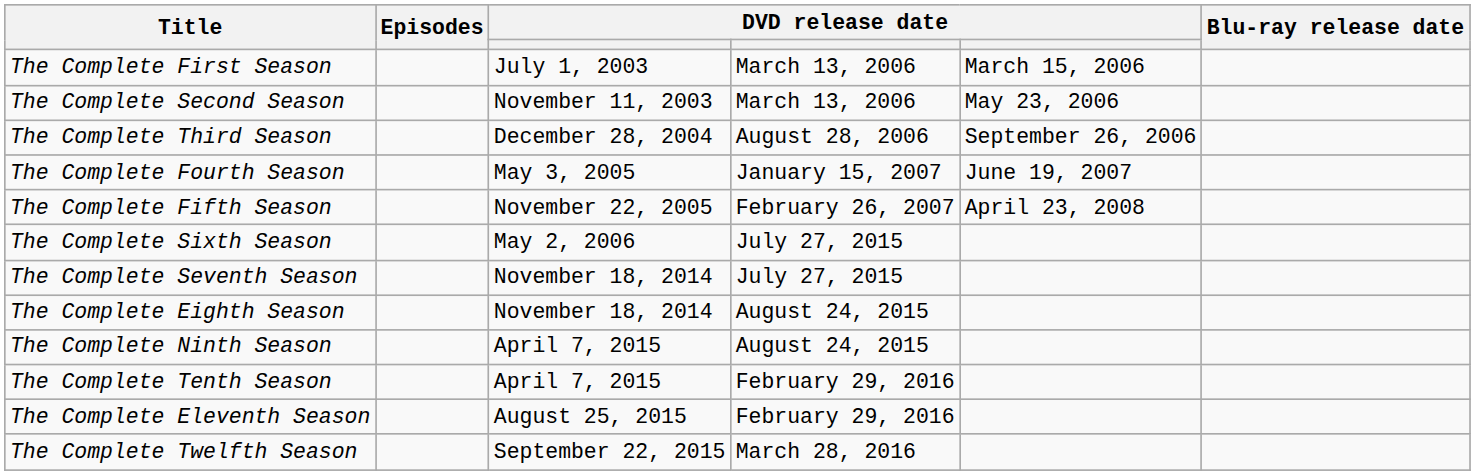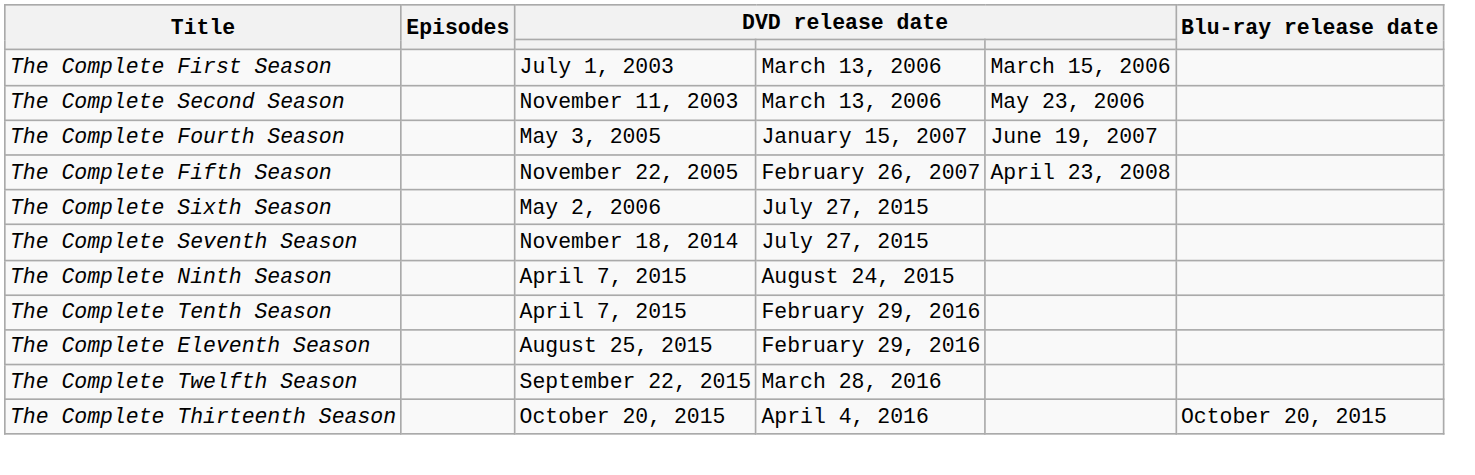- row: (171, 137)
- row: (177, 312)
+ row: (203, 417)
